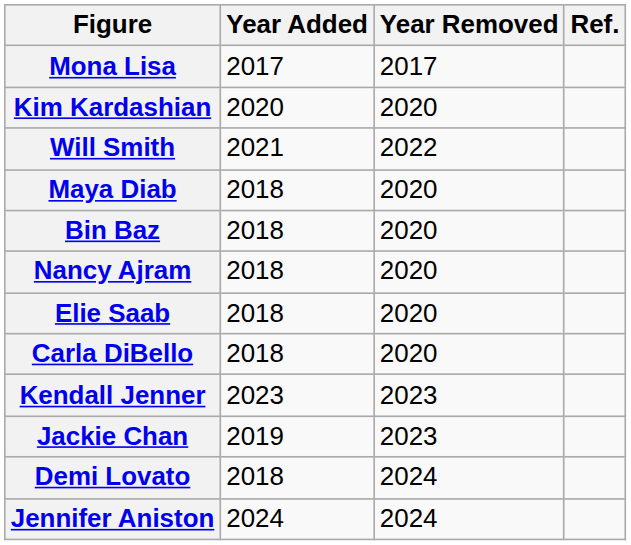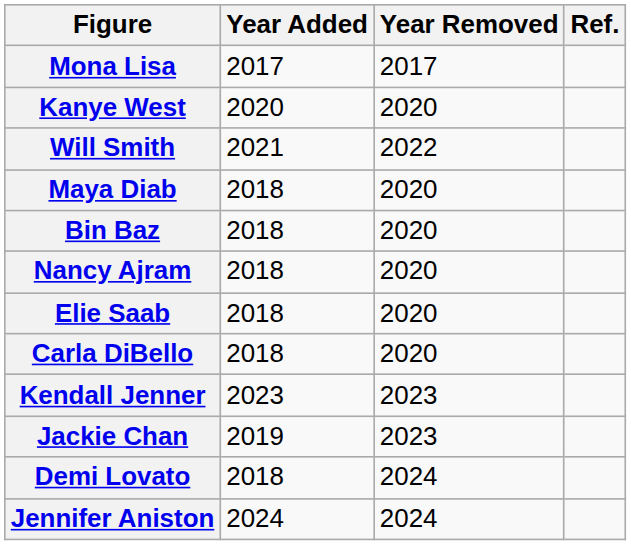- row: (113, 107)
+ row: (113, 107)
